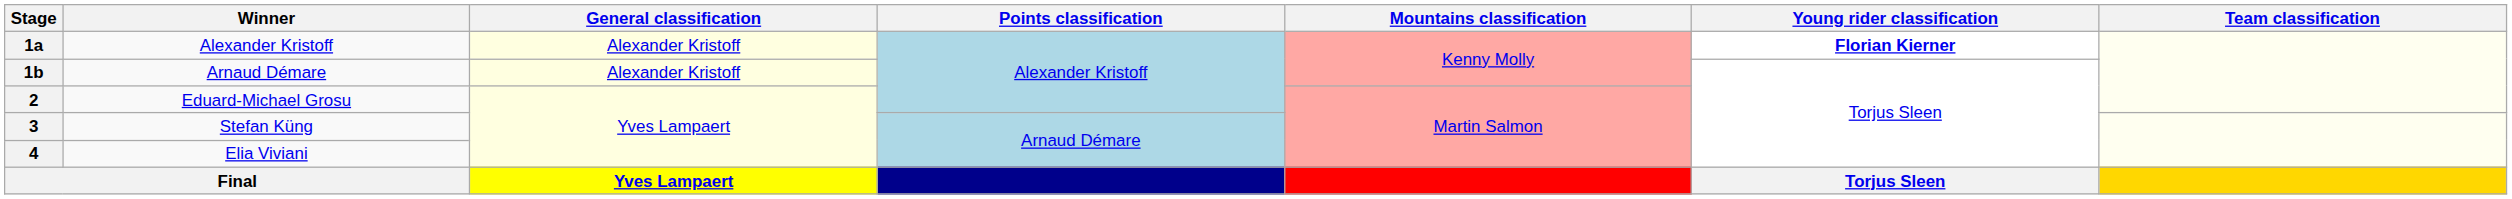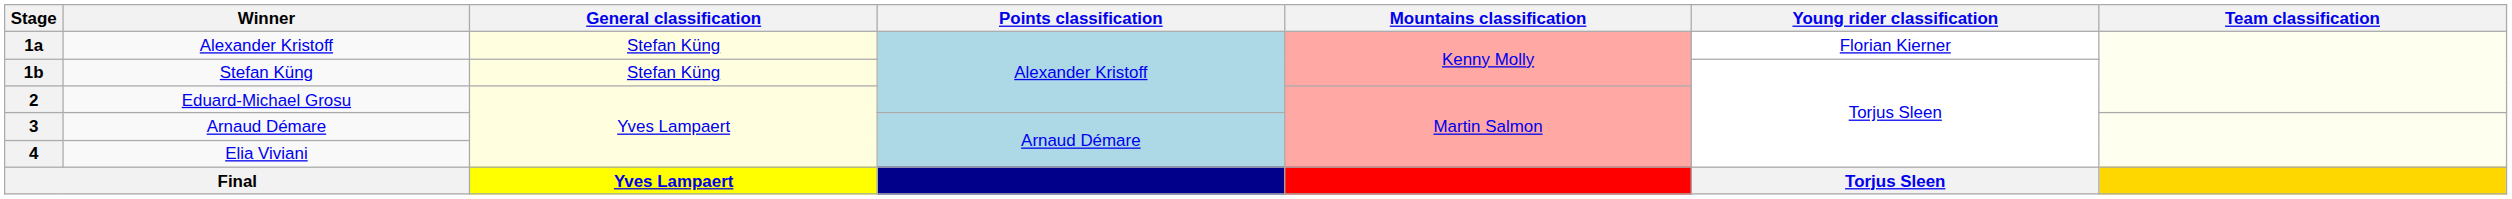(674, 46) Alexander Kristoff -> (674, 46) Stefan Küng
(1895, 46) bold -> (1895, 46) normal
(266, 73) Arnaud Démare -> (266, 73) Stefan Küng
(674, 73) Alexander Kristoff -> (674, 73) Stefan Küng
(266, 127) Stefan Küng -> (266, 127) Arnaud Démare
